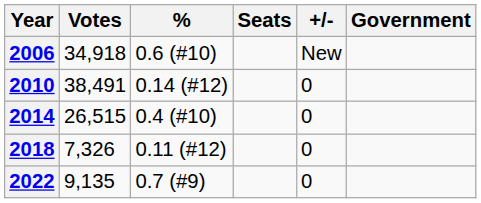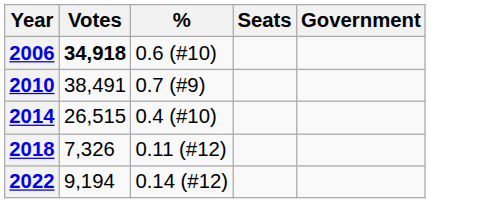- column: (321, 20)
(95, 52) normal -> (95, 52) bold
(182, 85) 0.14 (#12) -> (170, 85) 0.7 (#9)
(89, 181) 9,135 -> (89, 181) 9,194
(170, 181) 0.7 (#9) -> (182, 181) 0.14 (#12)
